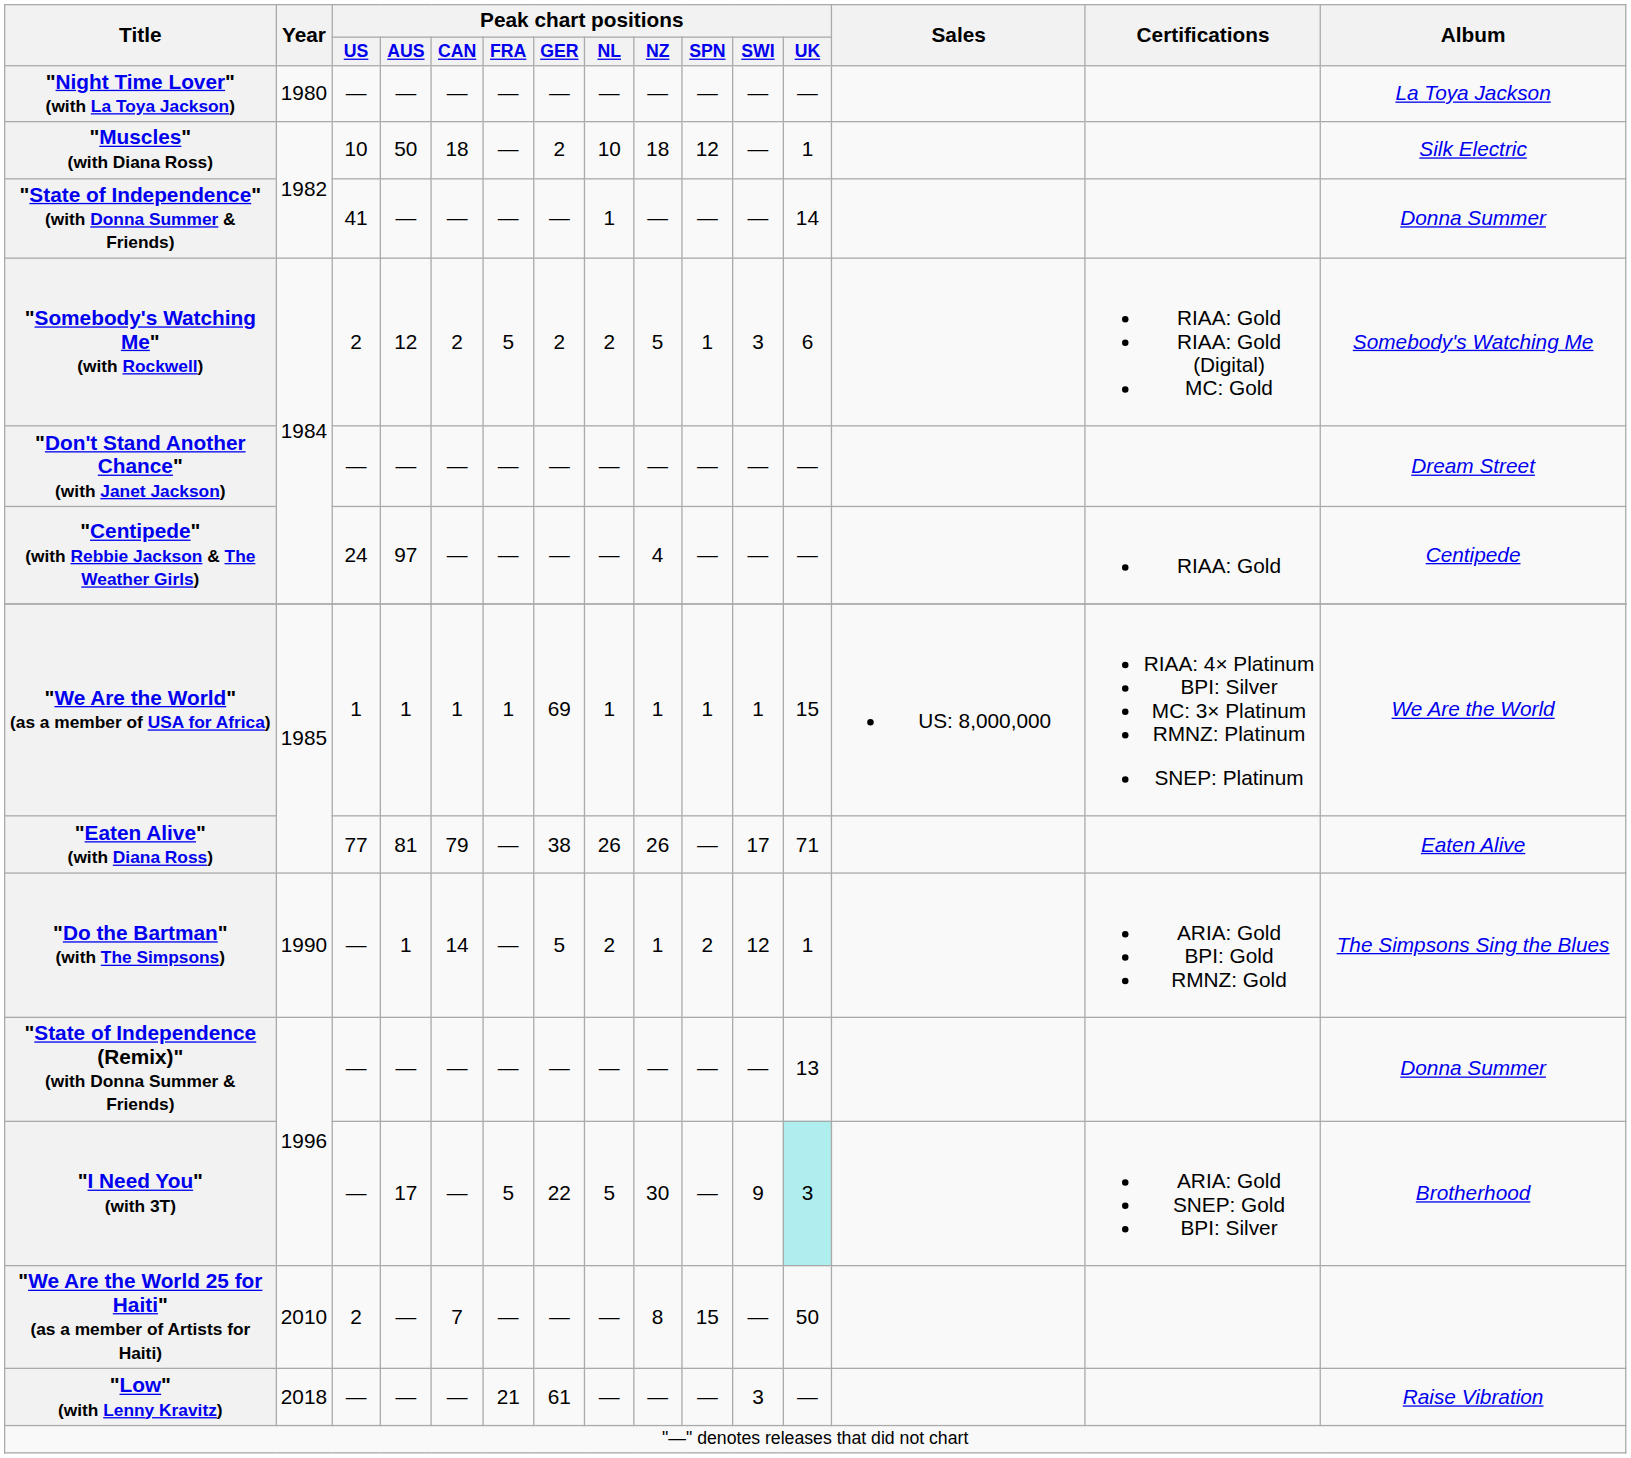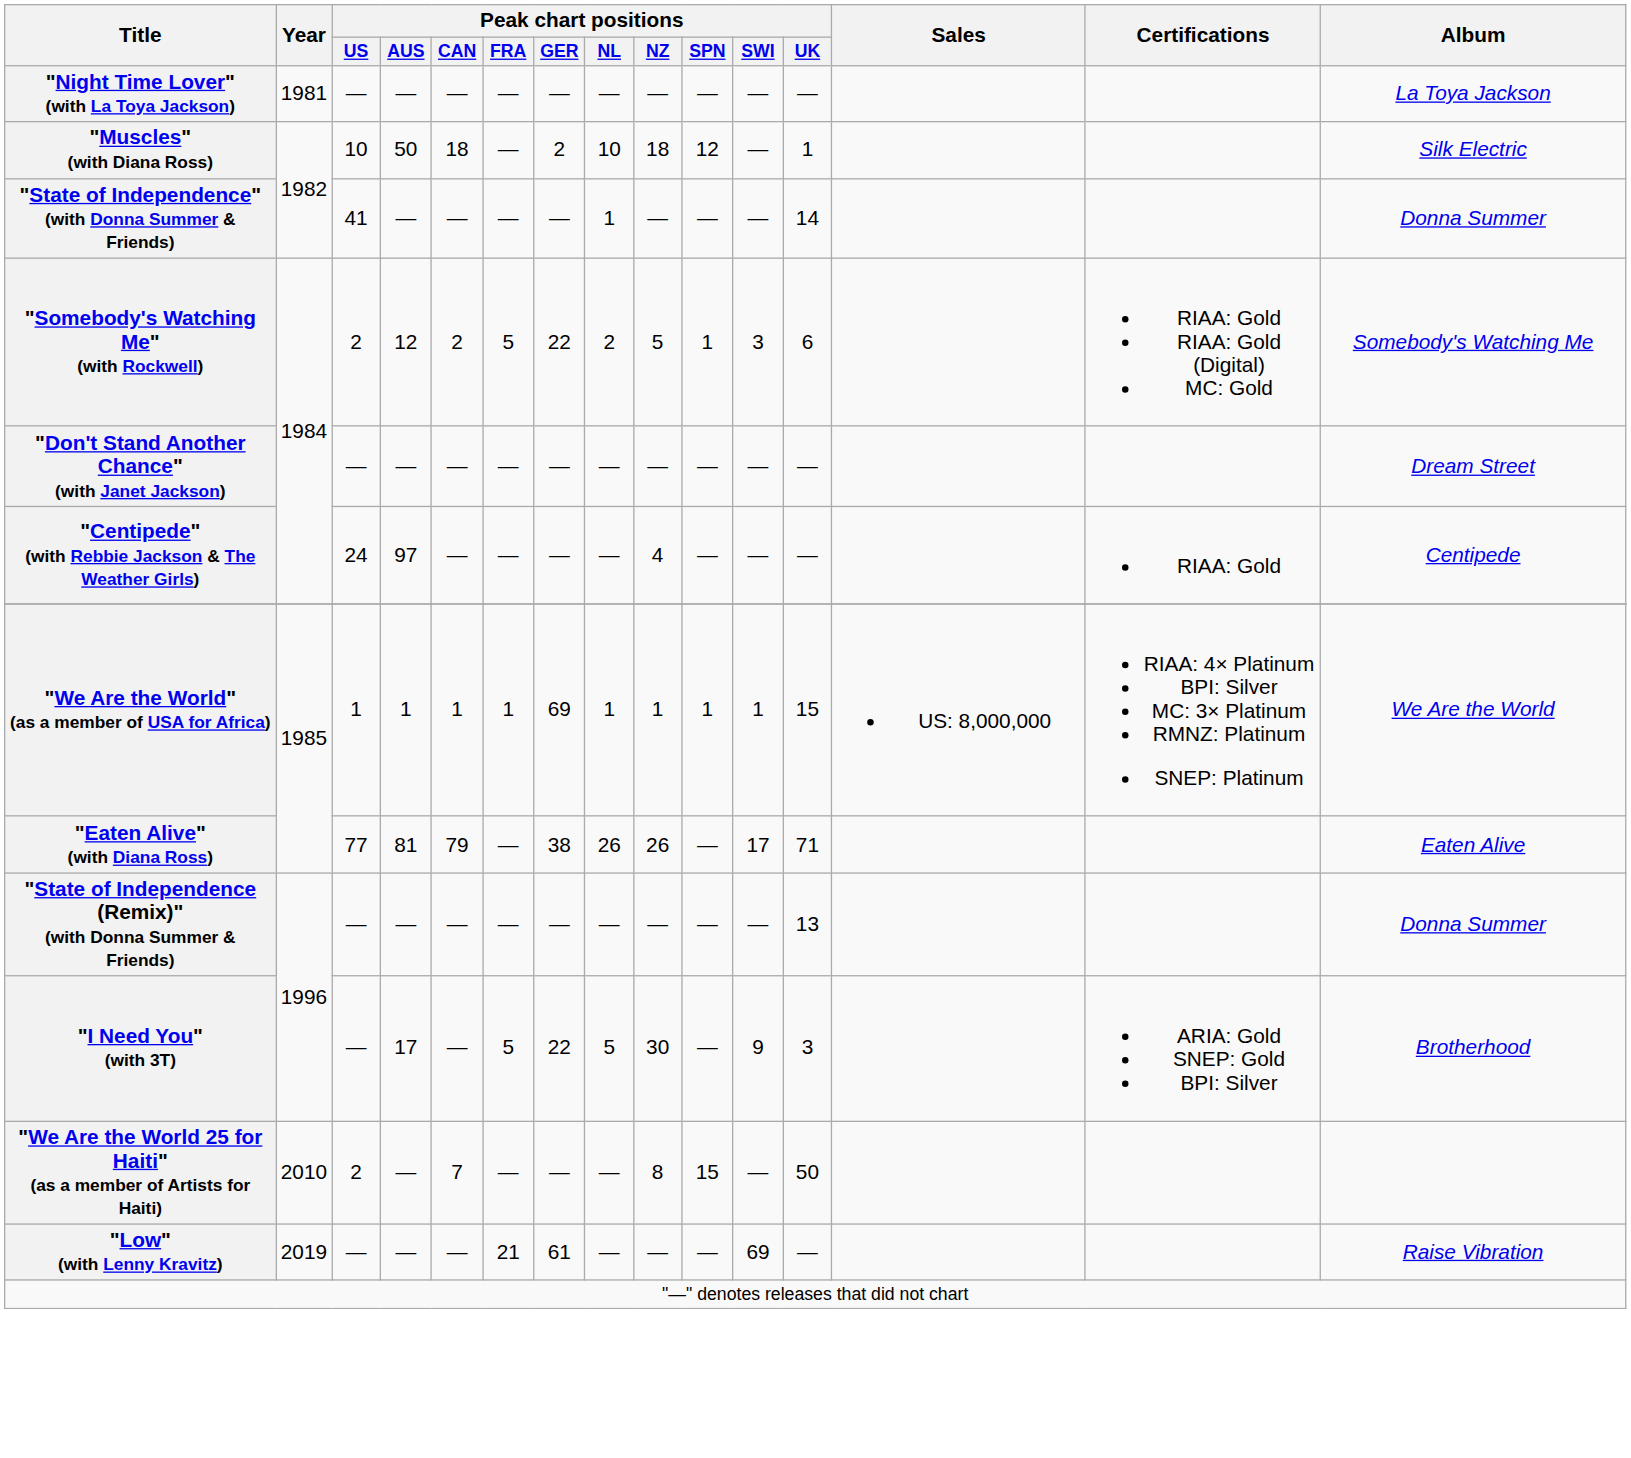(304, 93) 1980 -> (304, 93) 1981
(559, 342) 2 -> (559, 342) 22
- row: (140, 945)
(807, 1193) paleturquoise background -> (807, 1048) no background
(304, 1396) 2018 -> (304, 1252) 2019
(758, 1396) 3 -> (758, 1252) 69
